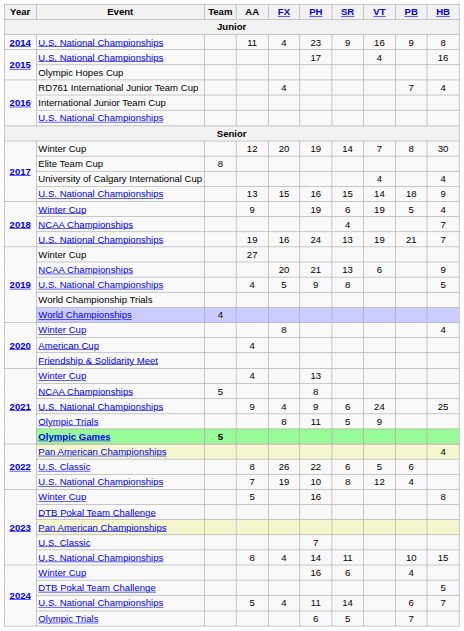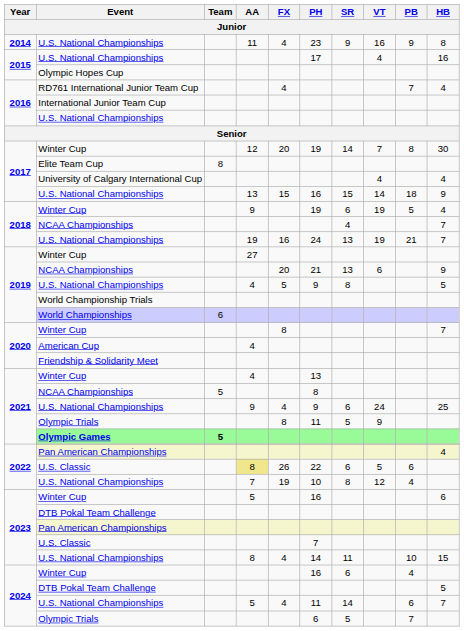(220, 315) 4 -> (220, 315) 6
(443, 330) 4 -> (443, 330) 7
(252, 467) no background -> (252, 467) khaki background
(443, 497) 8 -> (443, 497) 6
